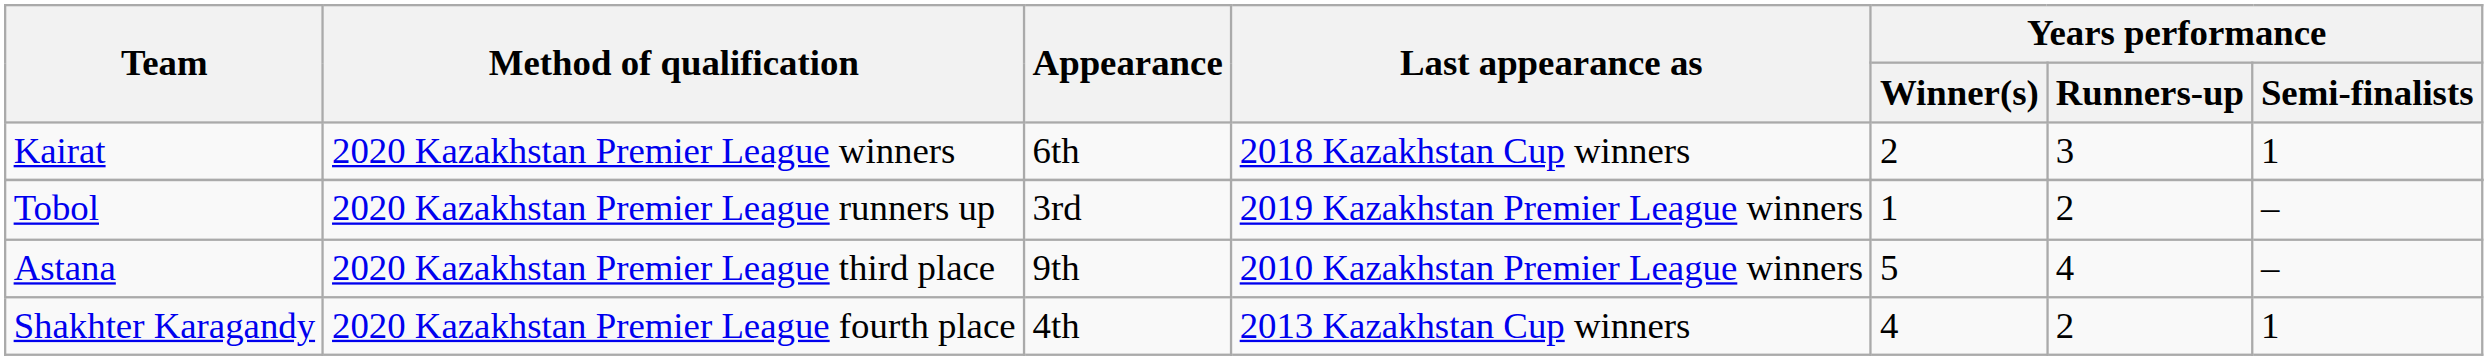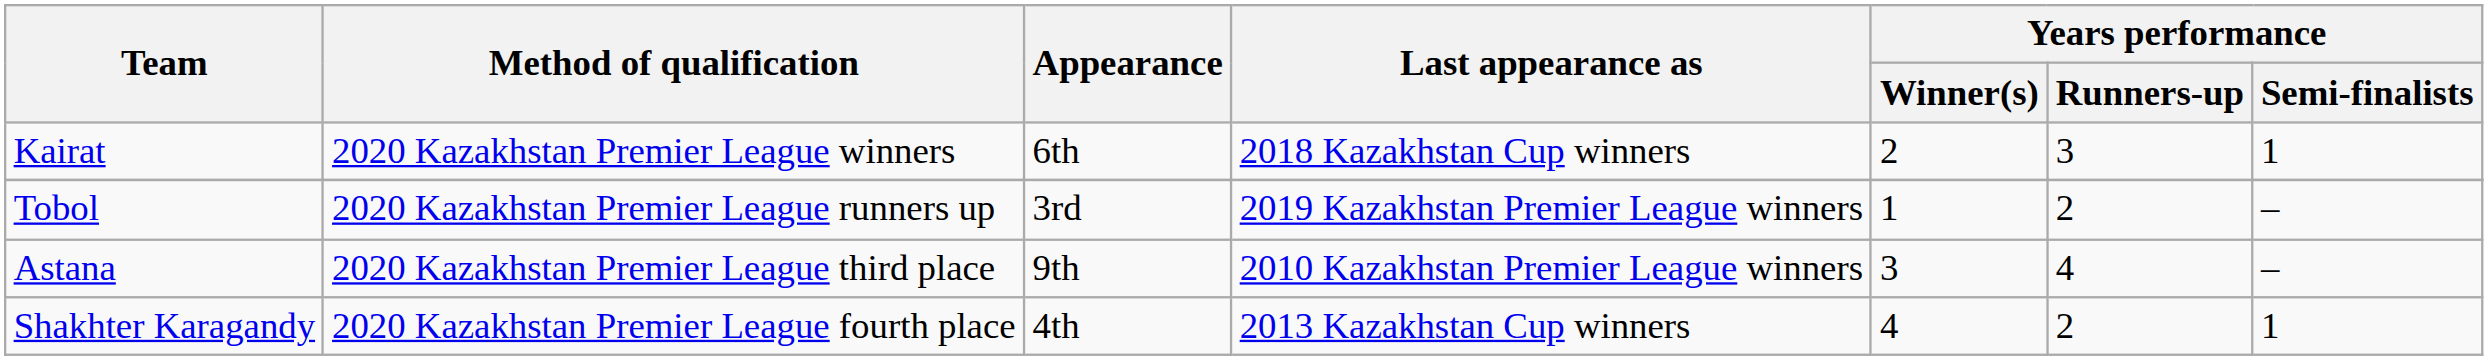(1889, 267) 5 -> (1889, 267) 3
